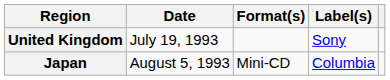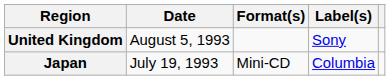(174, 39) July 19, 1993 -> (180, 39) August 5, 1993
(180, 63) August 5, 1993 -> (174, 63) July 19, 1993
